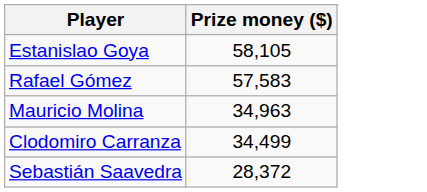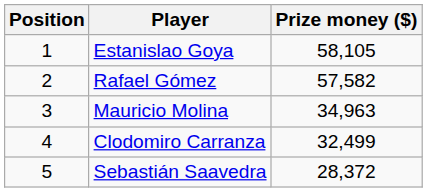+ column: (47, 19)
(262, 80) 57,583 -> (346, 80) 57,582
(262, 141) 34,499 -> (346, 141) 32,499
